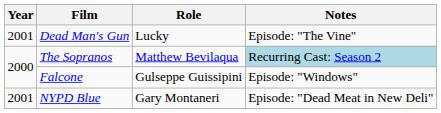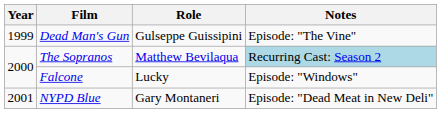(21, 35) 2001 -> (21, 35) 1999
(152, 35) Lucky -> (189, 35) Gulseppe Guissipini
(189, 77) Gulseppe Guissipini -> (152, 77) Lucky
